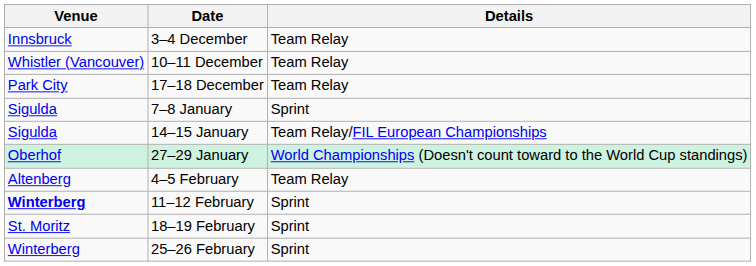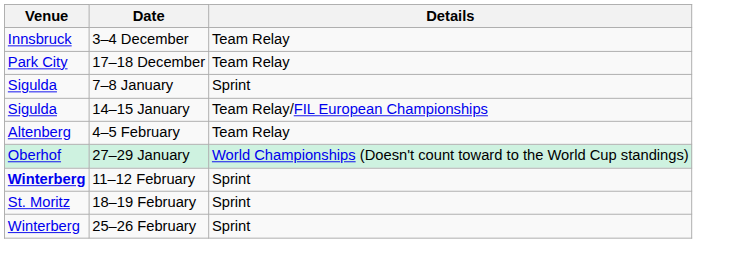- row: (207, 62)
rows swapped: (200, 156) <-> (195, 179)
